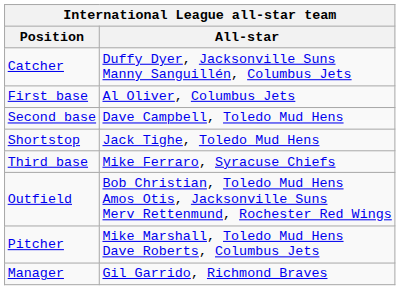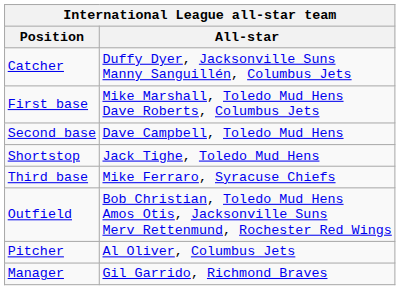(199, 96) Al Oliver, Columbus Jets -> (223, 104) Mike Marshall, Toledo Mud Hens Dave Roberts, Columbus Jets
(223, 244) Mike Marshall, Toledo Mud Hens Dave Roberts, Columbus Jets -> (199, 252) Al Oliver, Columbus Jets
